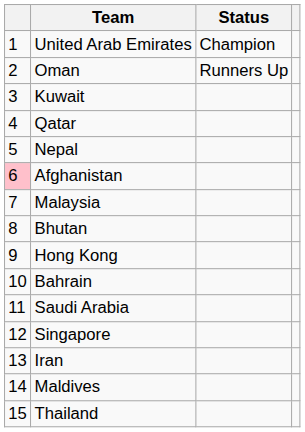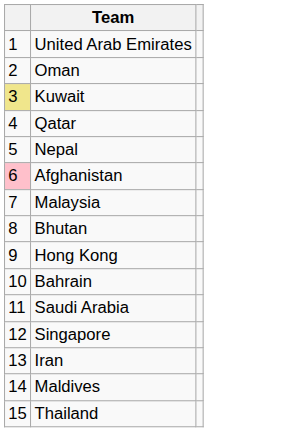- column: (244, 17)
(13, 96) no background -> (13, 96) khaki background
